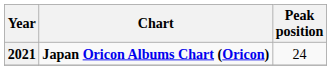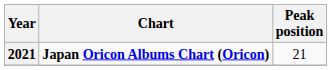(300, 53) 24 -> (300, 53) 21
